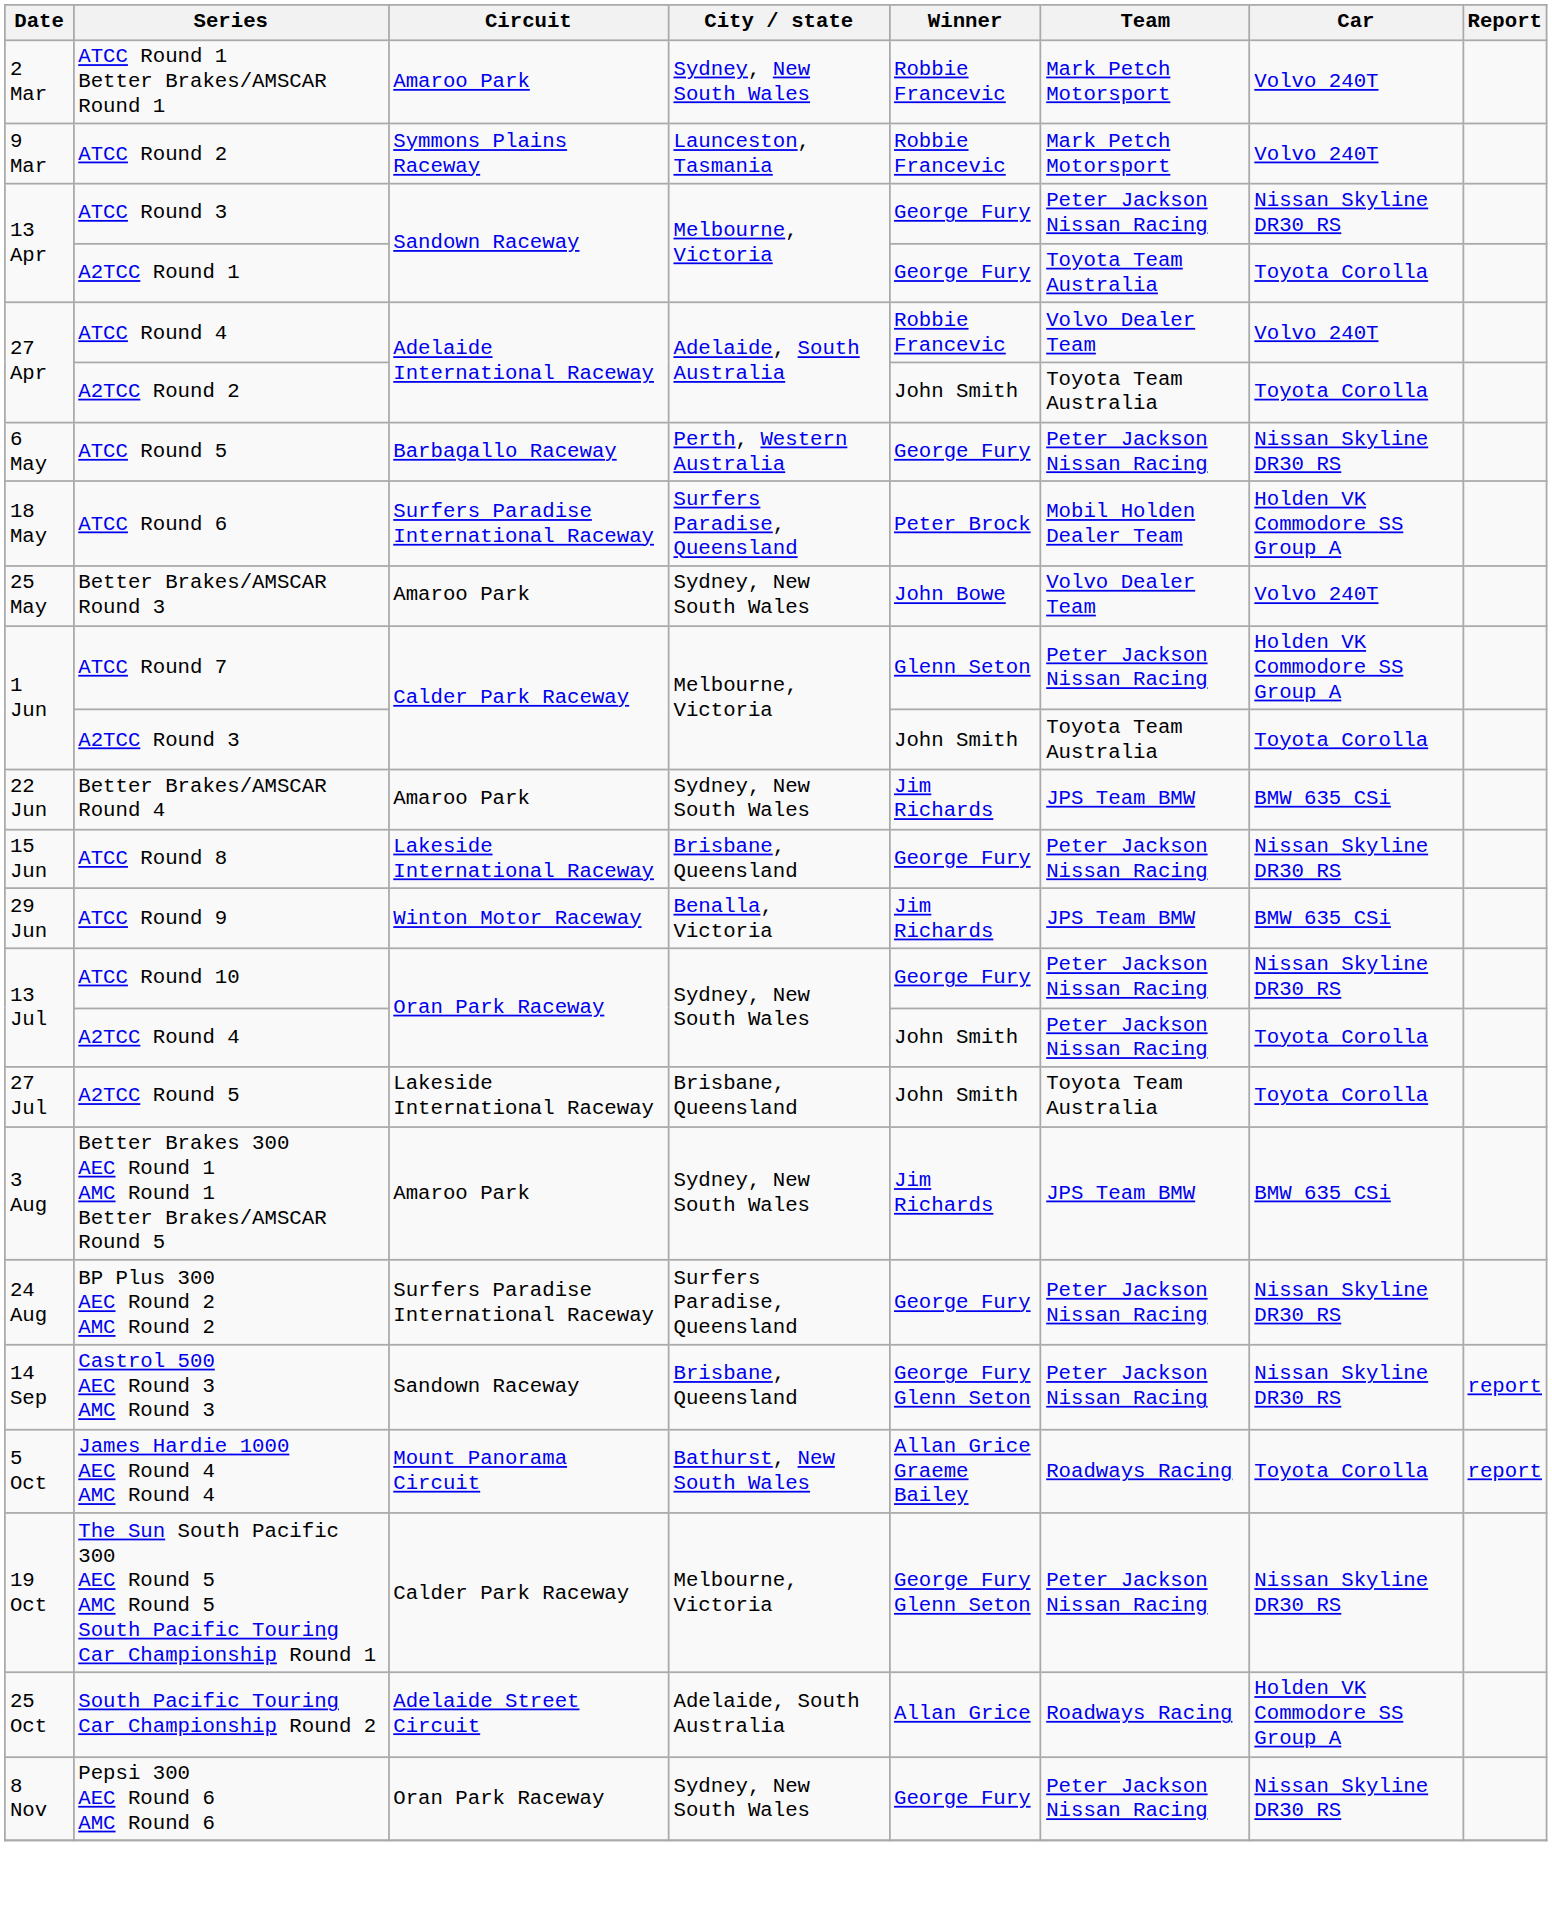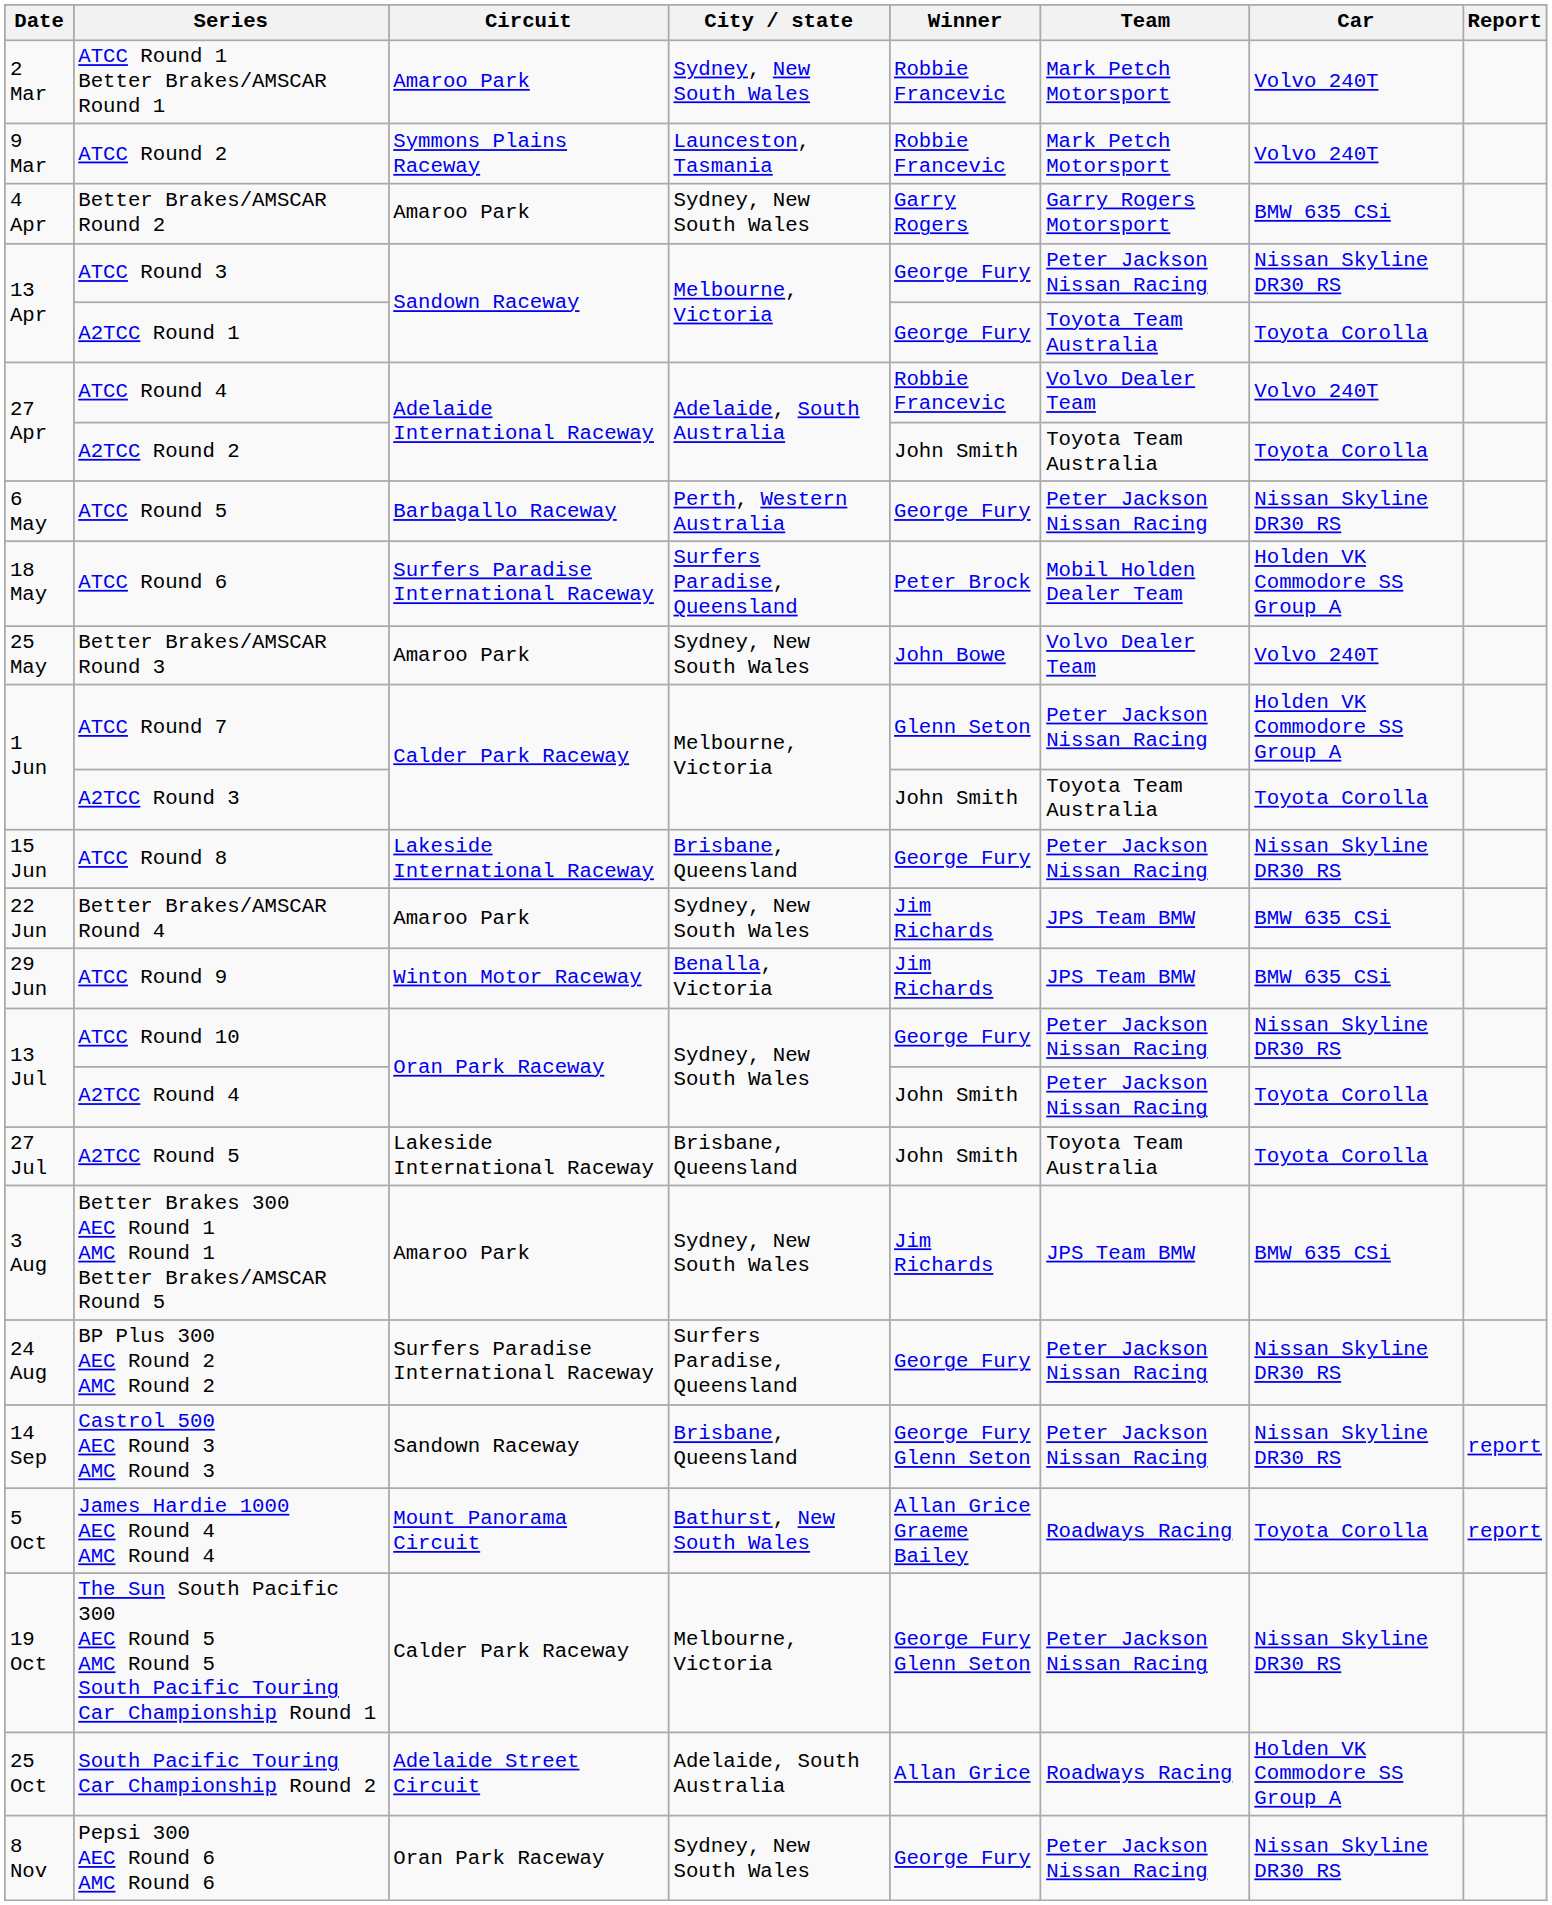+ row: (202, 213)
rows swapped: (153, 858) <-> (202, 799)
